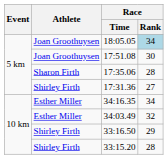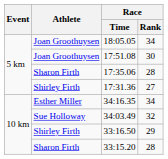(150, 42) lightblue background -> (150, 42) no background
(58, 117) Esther Miller -> (59, 117) Sue Holloway
(57, 147) Shirley Firth -> (56, 147) Sharon Firth
